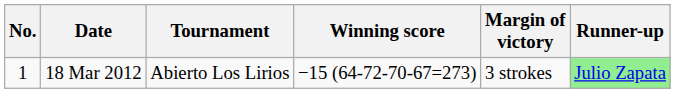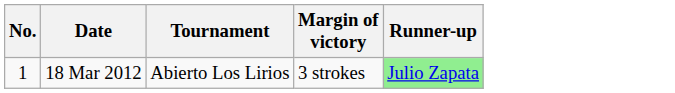- column: (387, 31)
